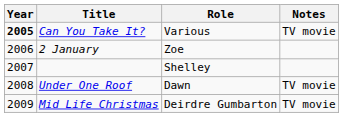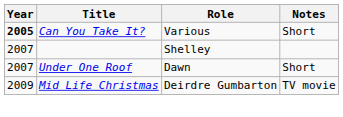(309, 31) TV movie -> (299, 31) Short
- row: (69, 49)
(20, 85) 2008 -> (20, 67) 2007
(309, 85) TV movie -> (299, 67) Short
